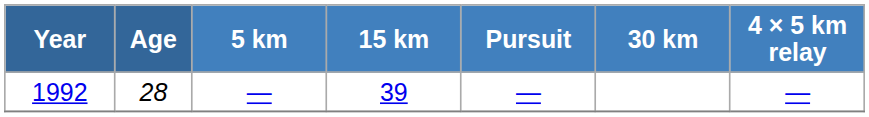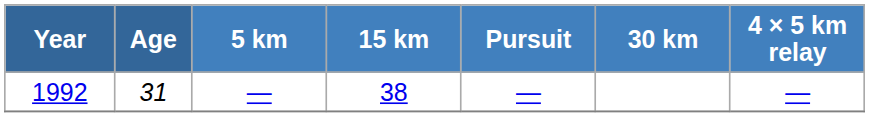(153, 92) 28 -> (153, 92) 31
(394, 92) 39 -> (394, 92) 38
